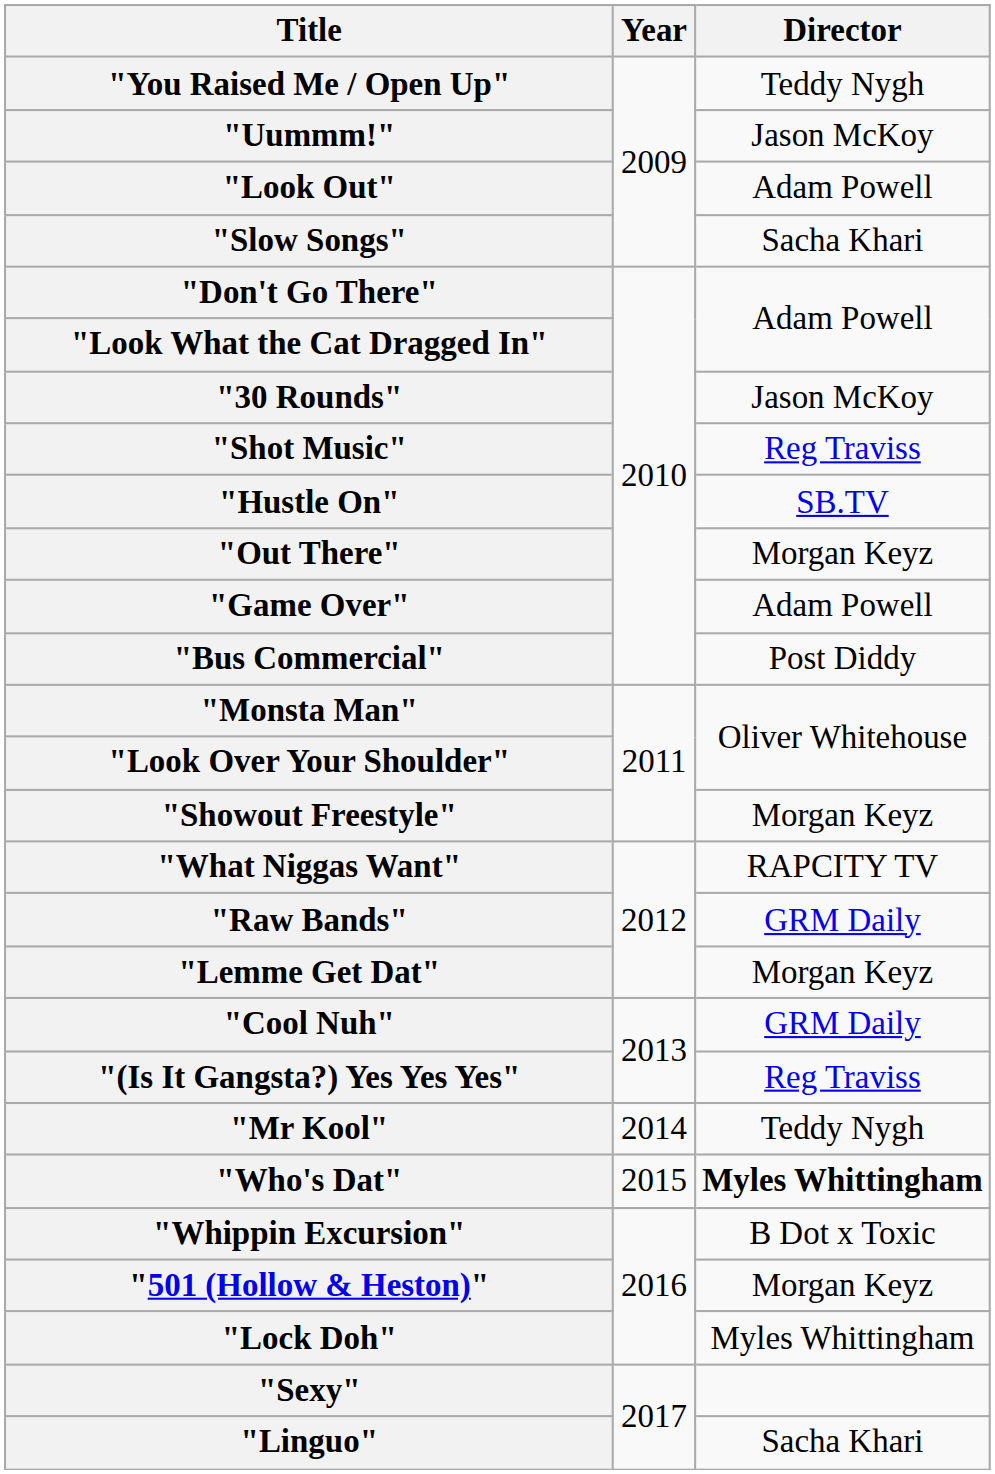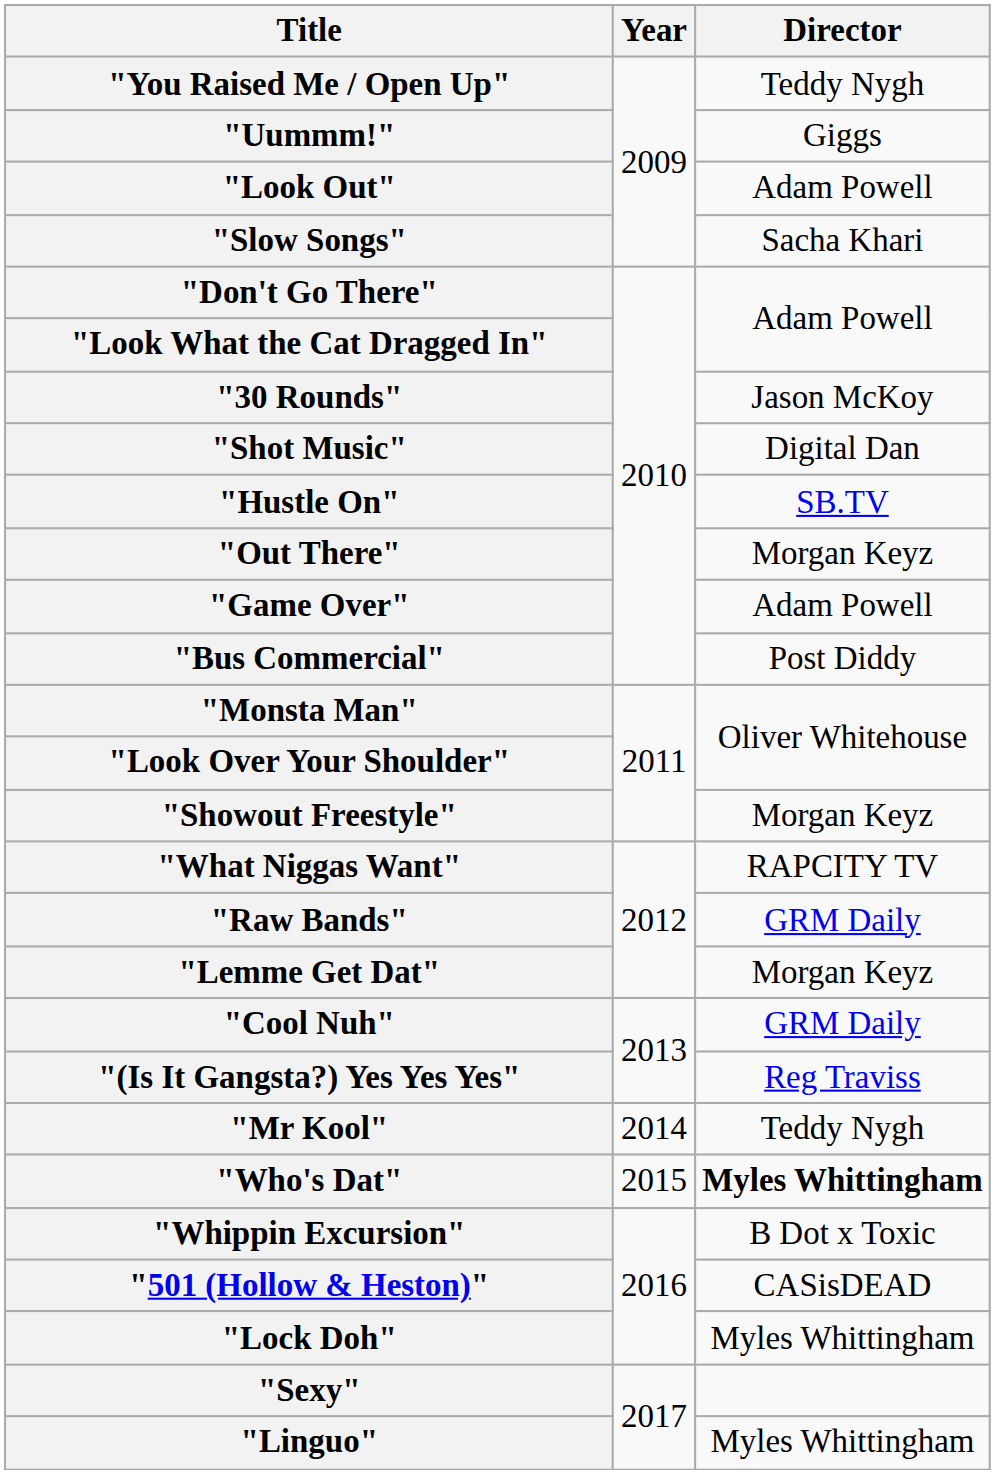(842, 135) Jason McKoy -> (842, 135) Giggs
(842, 448) Reg Traviss -> (842, 448) Digital Dan
(842, 1285) Morgan Keyz -> (842, 1285) CASisDEAD
(842, 1441) Sacha Khari -> (842, 1441) Myles Whittingham
